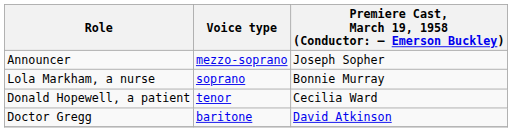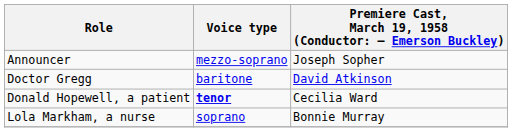rows swapped: (81, 79) <-> (49, 117)
(214, 98) normal -> (214, 98) bold
